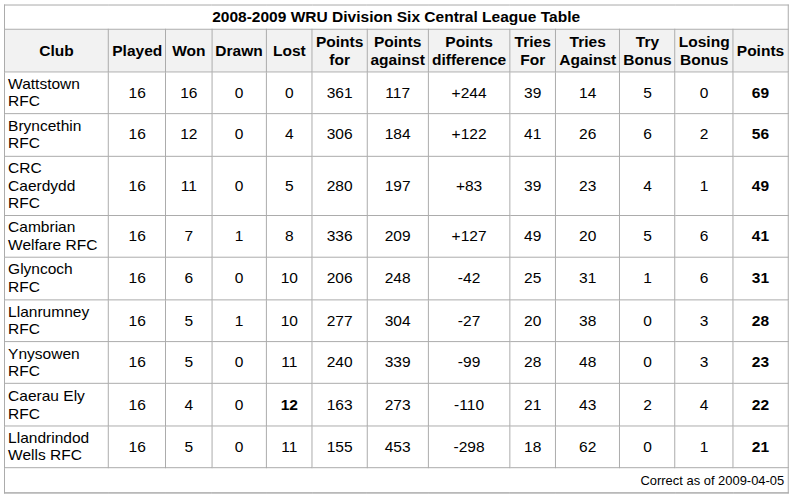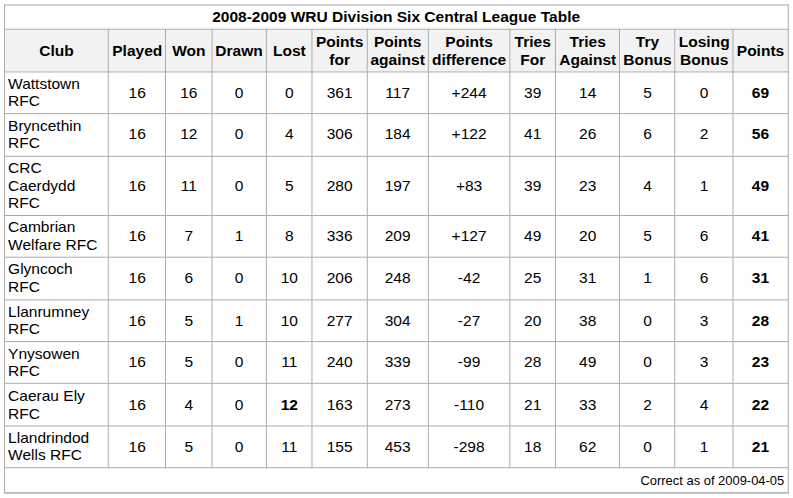(588, 362) 48 -> (588, 362) 49
(588, 404) 43 -> (588, 404) 33
